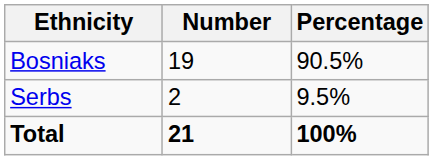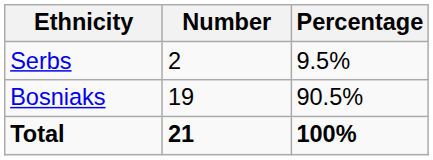rows swapped: (58, 60) <-> (41, 97)
